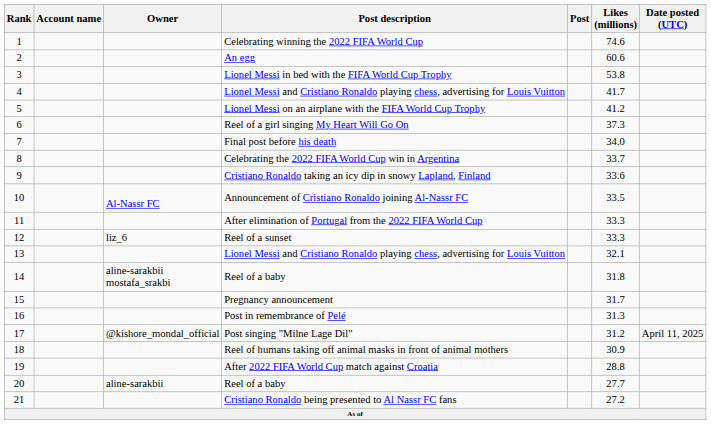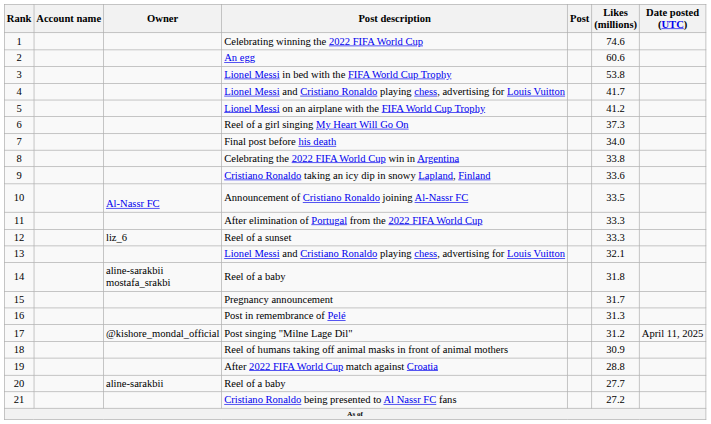(616, 158) 33.7 -> (616, 158) 33.8
